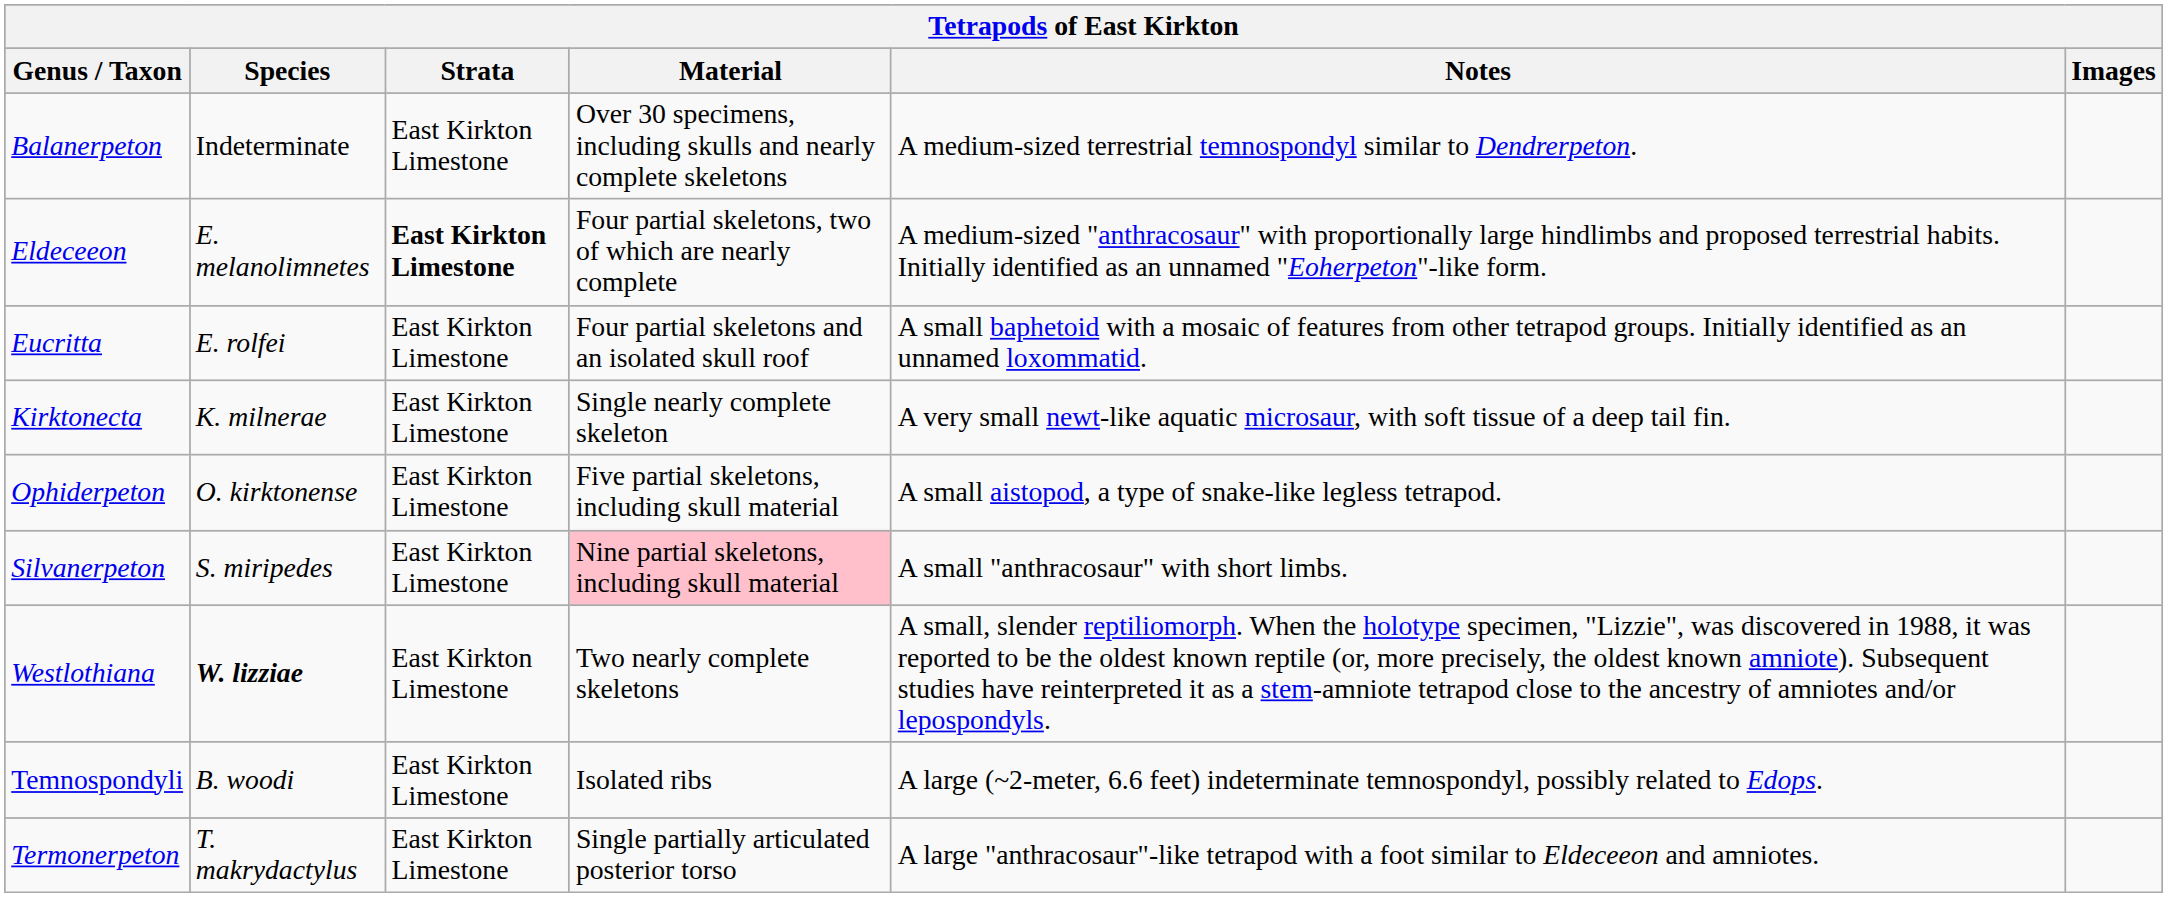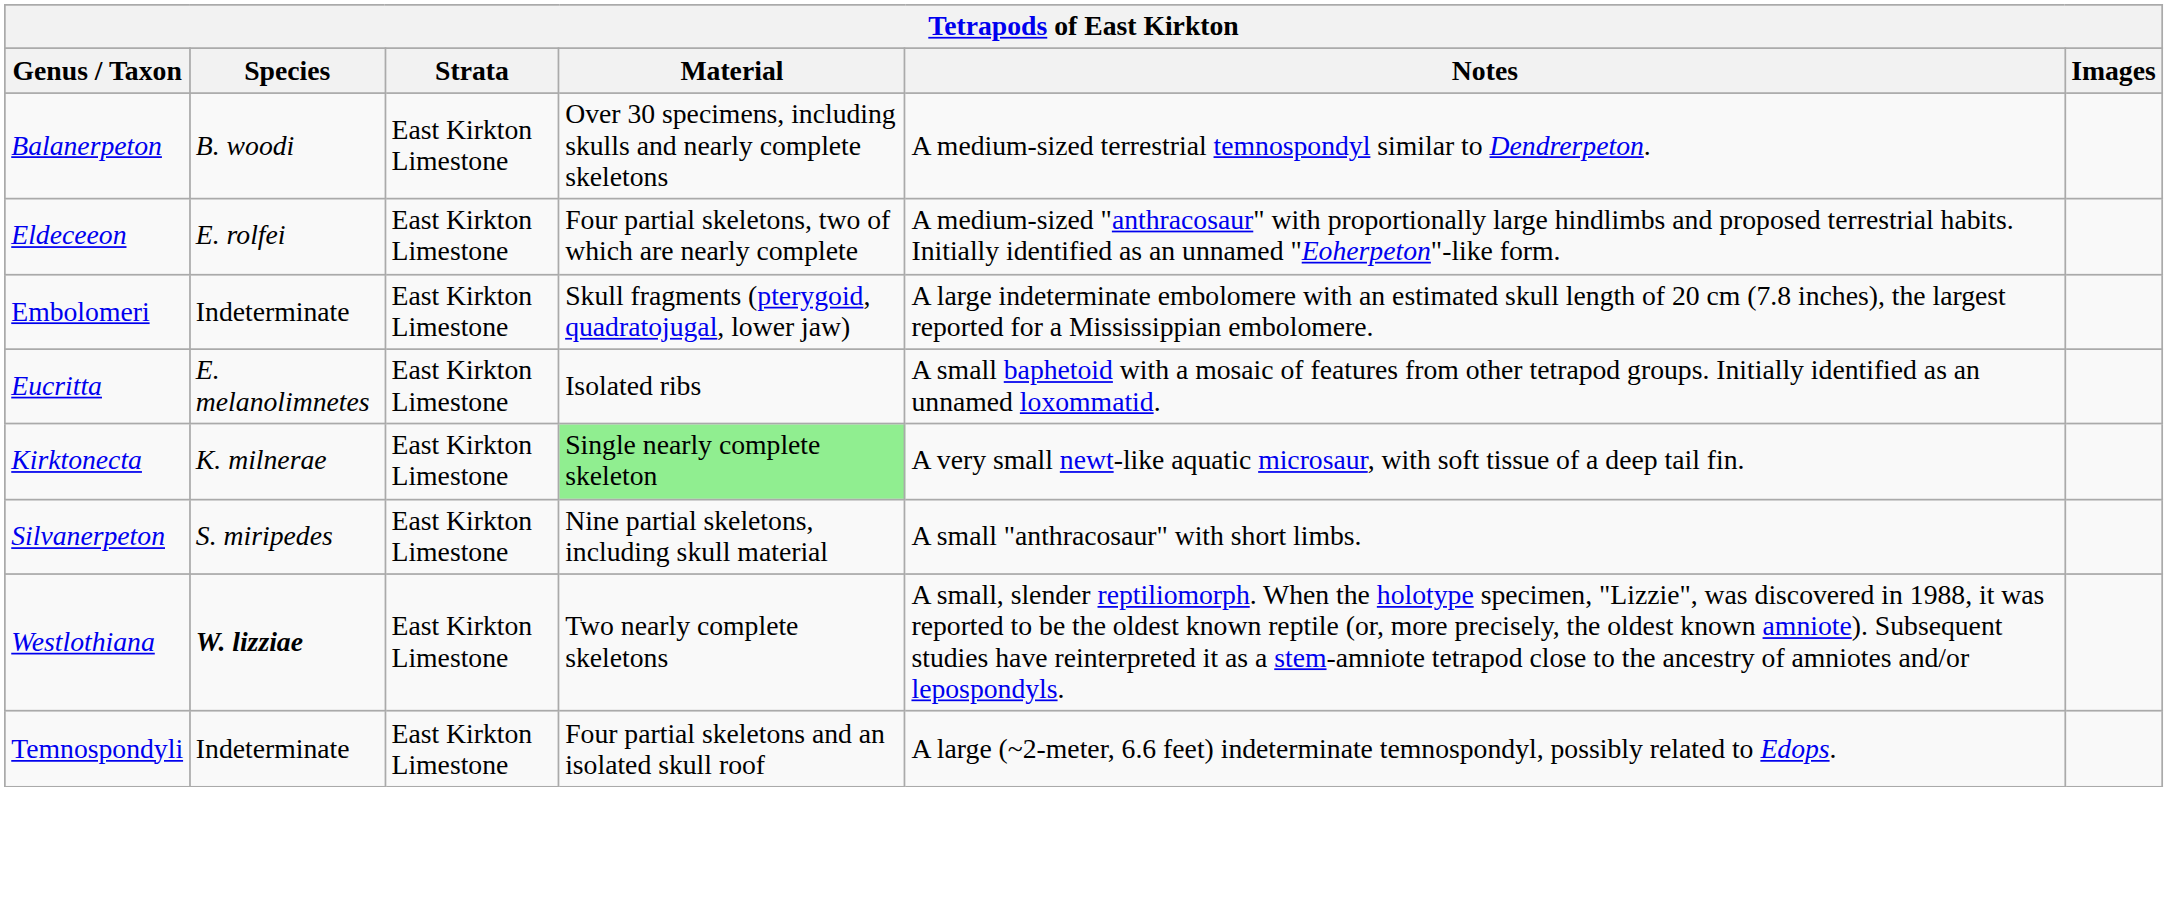(273, 145) Indeterminate -> (245, 145) B. woodi
(283, 251) E. melanolimnetes -> (241, 235) E. rolfei
(469, 251) bold -> (462, 235) normal
+ row: (80, 311)
(241, 342) E. rolfei -> (283, 386) E. melanolimnetes
(719, 342) Four partial skeletons and an isolated skull roof -> (633, 386) Isolated ribs
(704, 417) no background -> (693, 461) lightgreen background
- row: (88, 492)
(707, 567) pink background -> (697, 536) no background
(245, 779) B. woodi -> (273, 748) Indeterminate
(644, 779) Isolated ribs -> (725, 748) Four partial skeletons and an isolated skull roof
- row: (95, 854)
